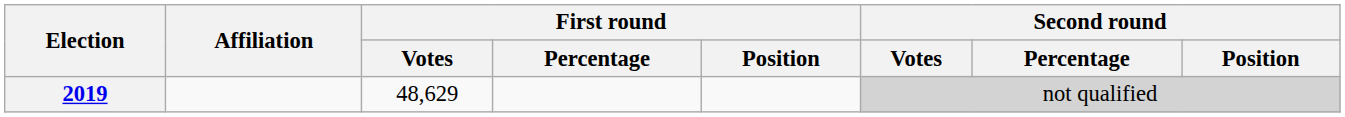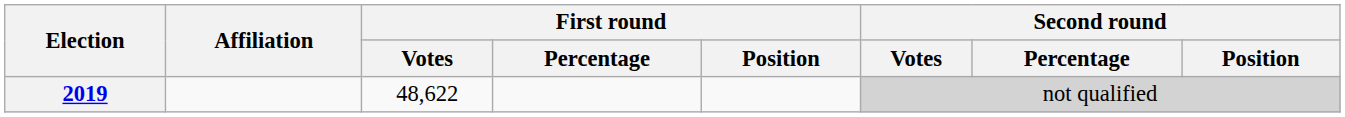(427, 93) 48,629 -> (427, 93) 48,622
